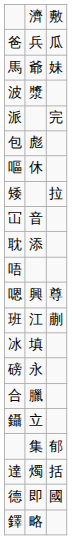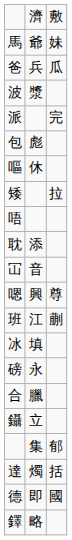rows swapped: (15, 41) <-> (15, 67)
rows swapped: (15, 269) <-> (15, 218)
